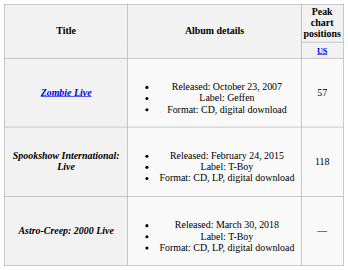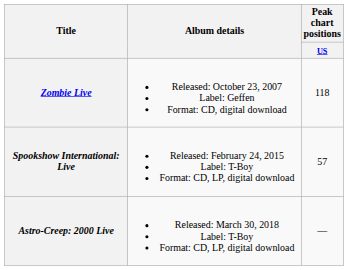(322, 92) 57 -> (322, 92) 118
(322, 161) 118 -> (322, 161) 57
